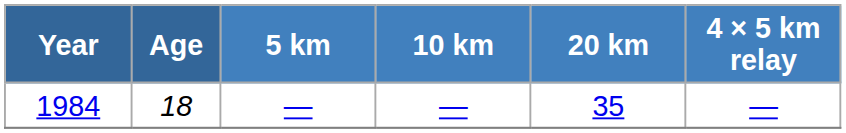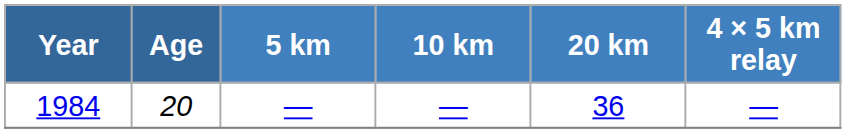(176, 105) 18 -> (176, 105) 20
(608, 105) 35 -> (608, 105) 36
